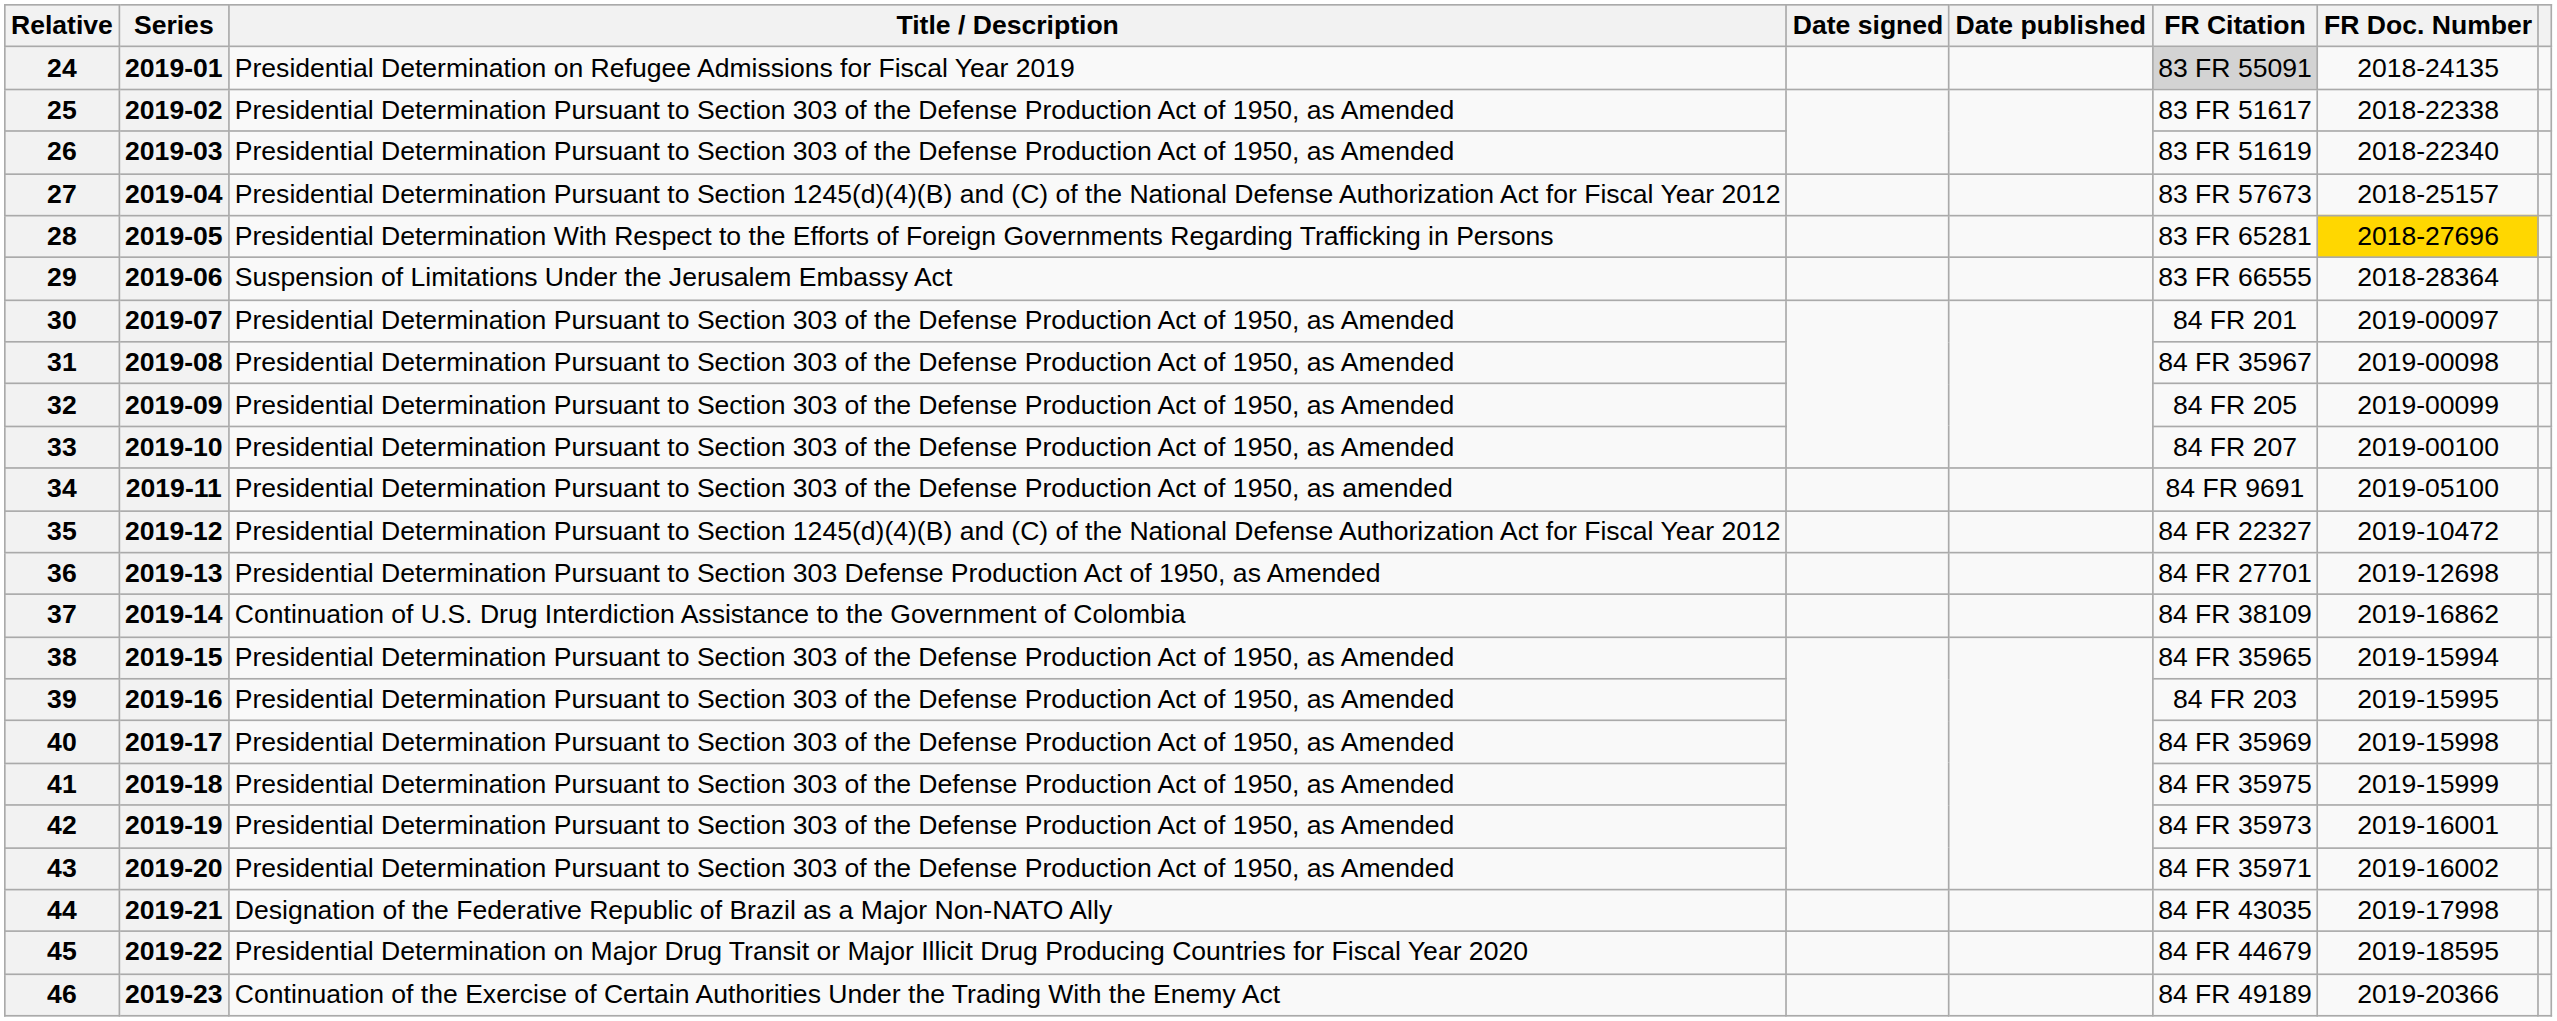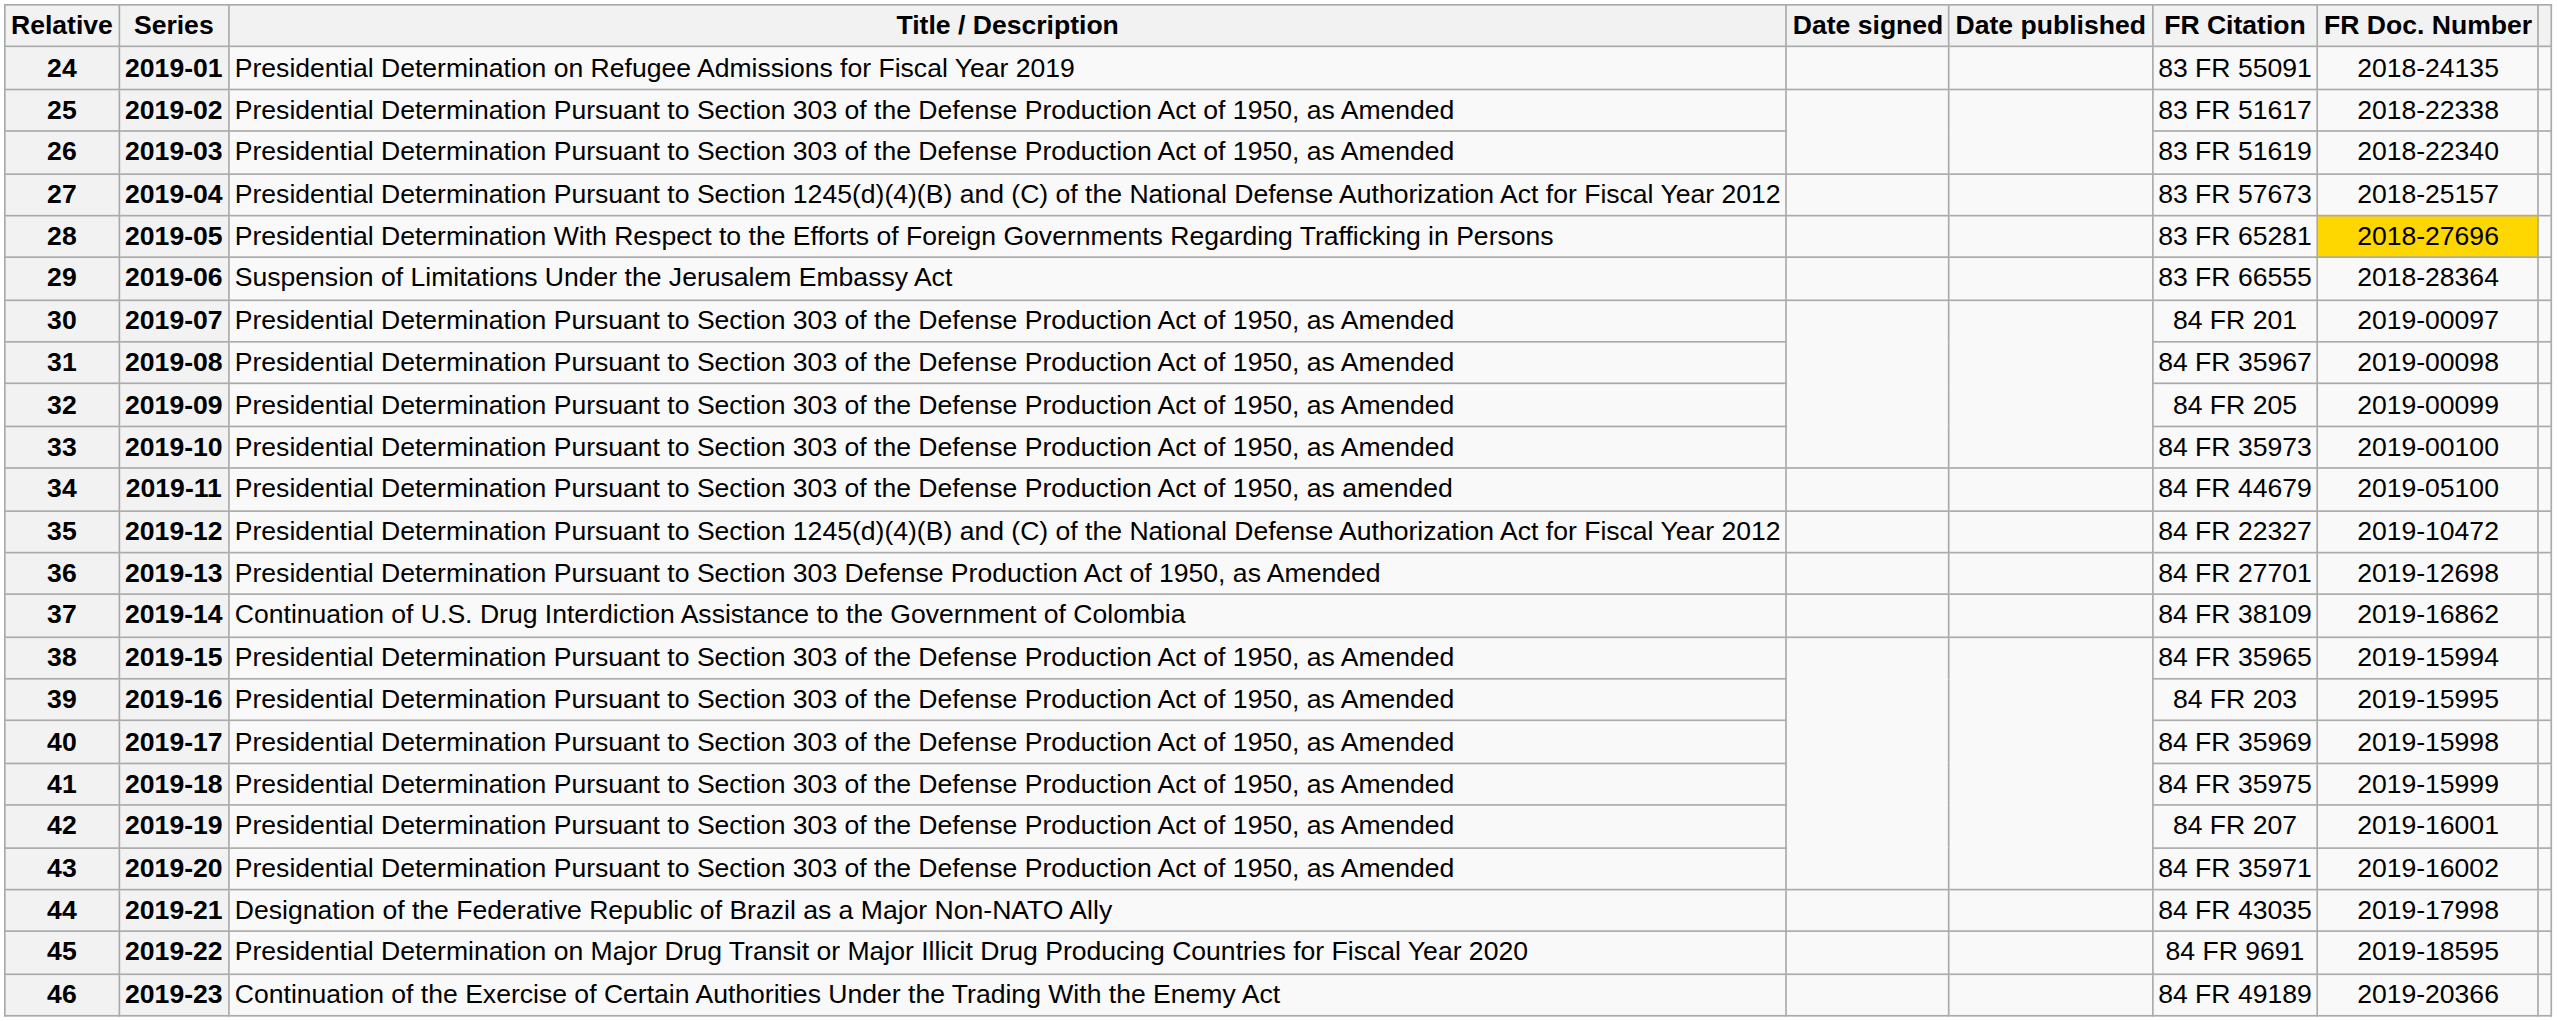(2235, 67) lightgrey background -> (2235, 67) no background
(2235, 446) 84 FR 207 -> (2235, 446) 84 FR 35973
(2235, 488) 84 FR 9691 -> (2235, 488) 84 FR 44679
(2235, 825) 84 FR 35973 -> (2235, 825) 84 FR 207
(2235, 952) 84 FR 44679 -> (2235, 952) 84 FR 9691
